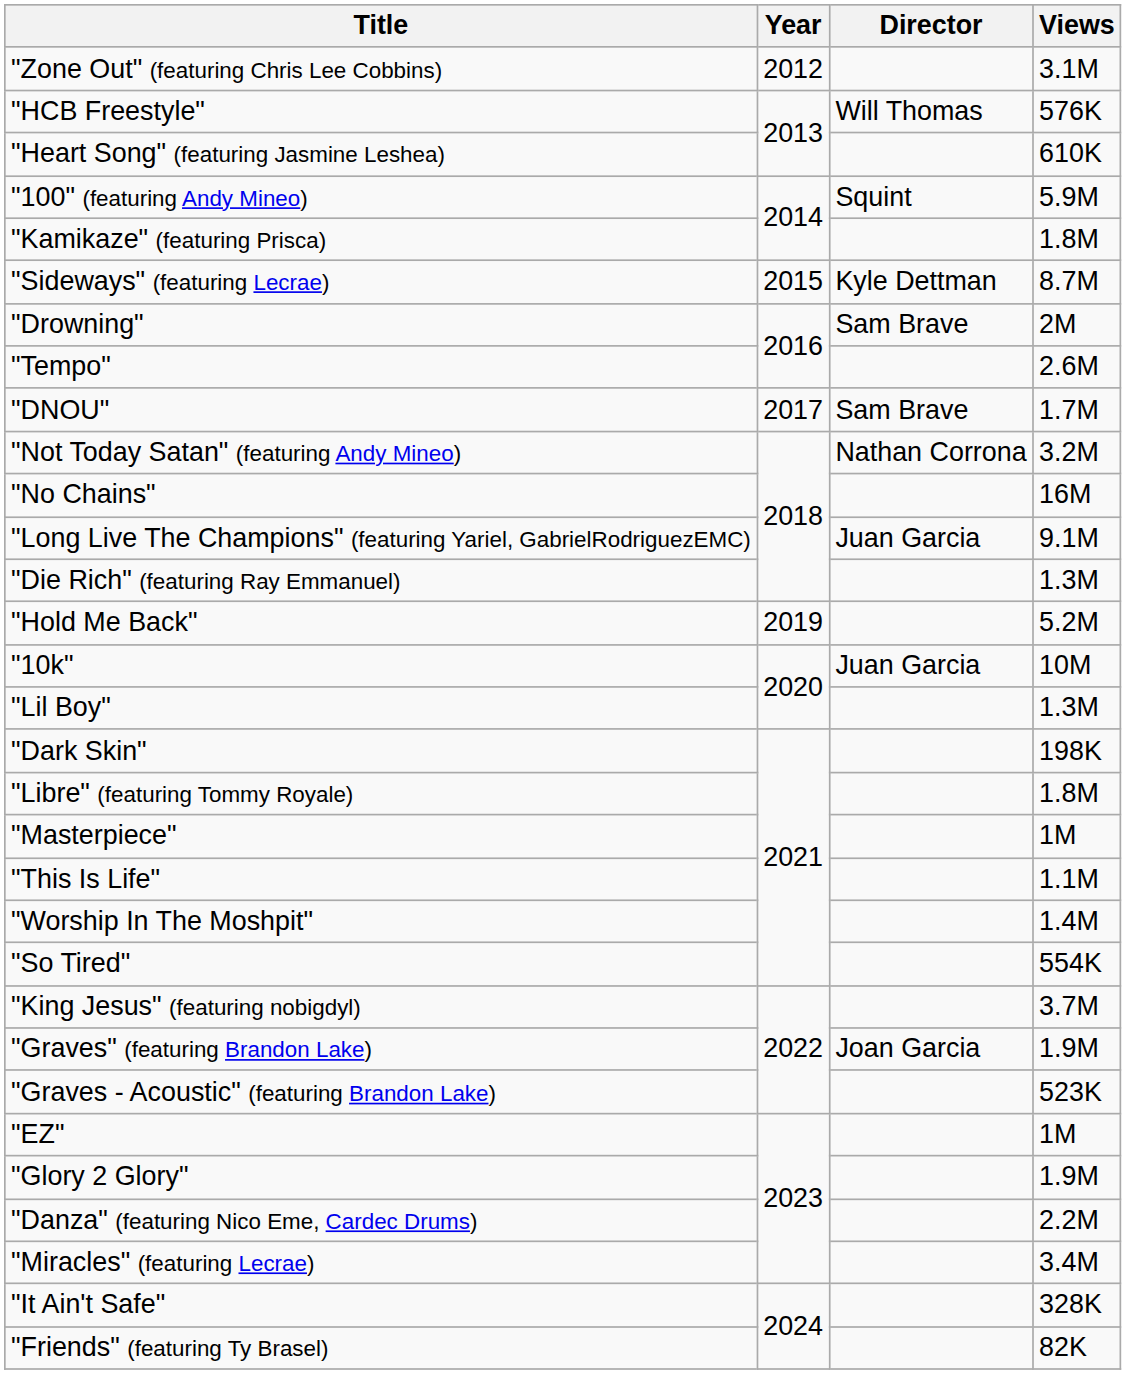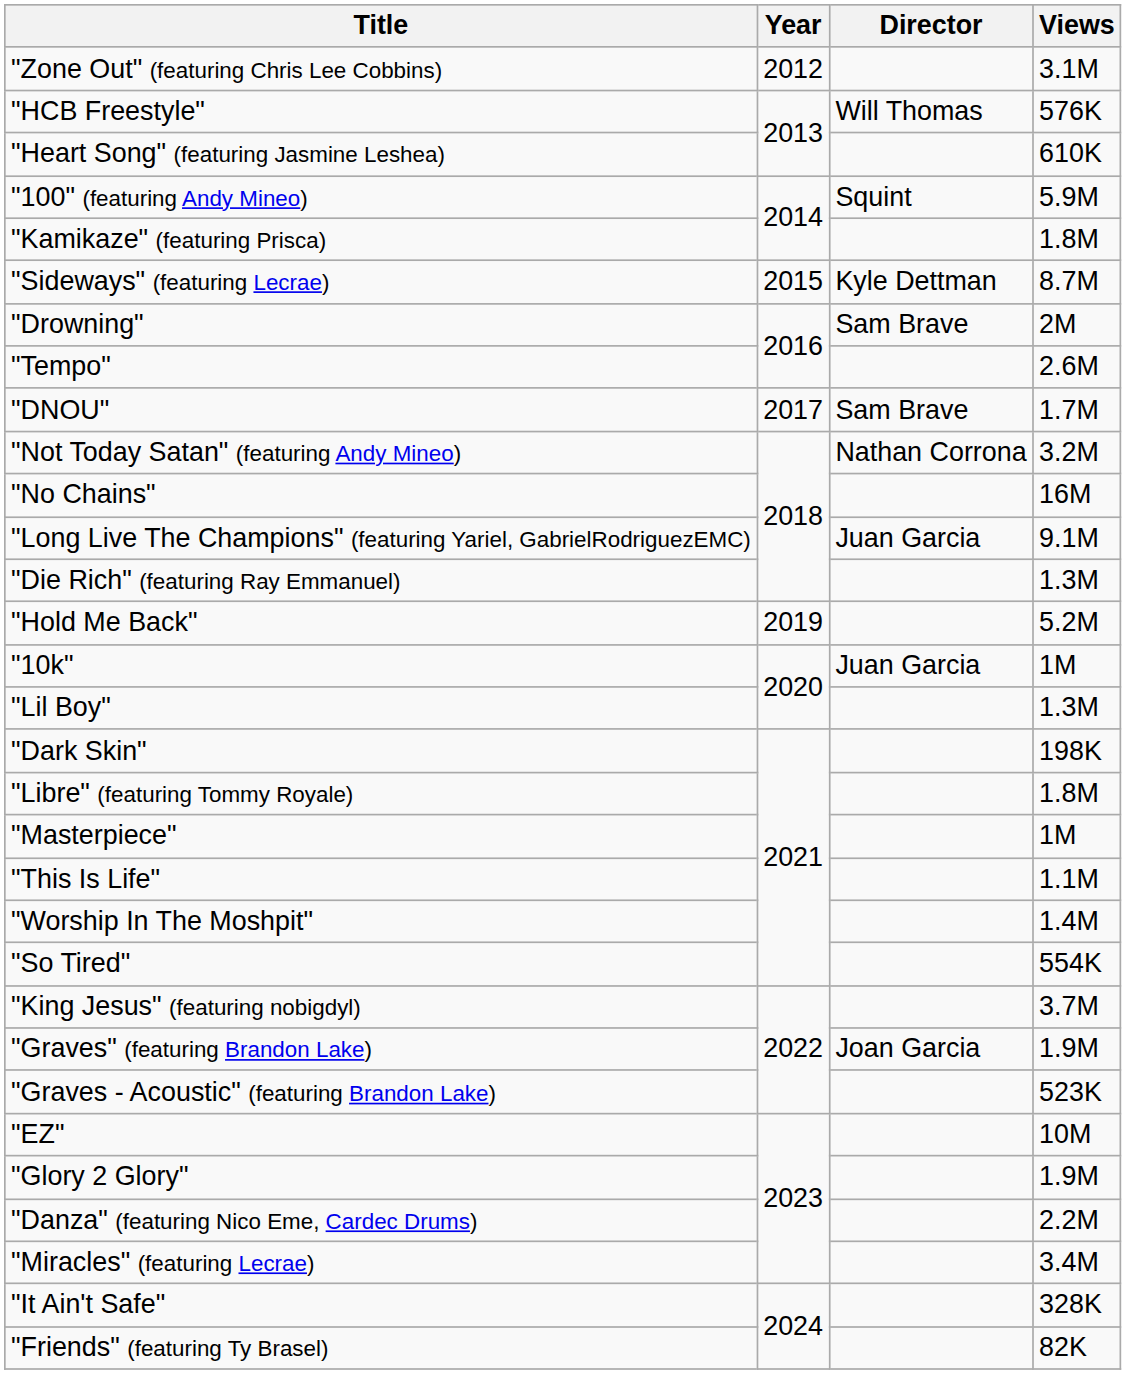(1065, 665) 10M -> (1058, 665) 1M
(1058, 1134) 1M -> (1065, 1134) 10M
